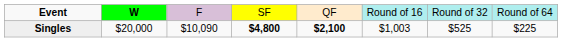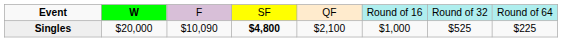(329, 29) bold -> (329, 29) normal
(395, 29) $1,003 -> (395, 29) $1,000
